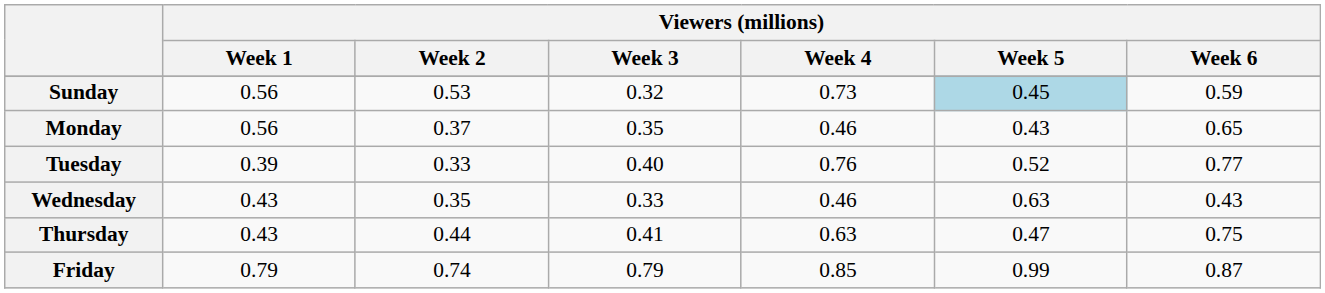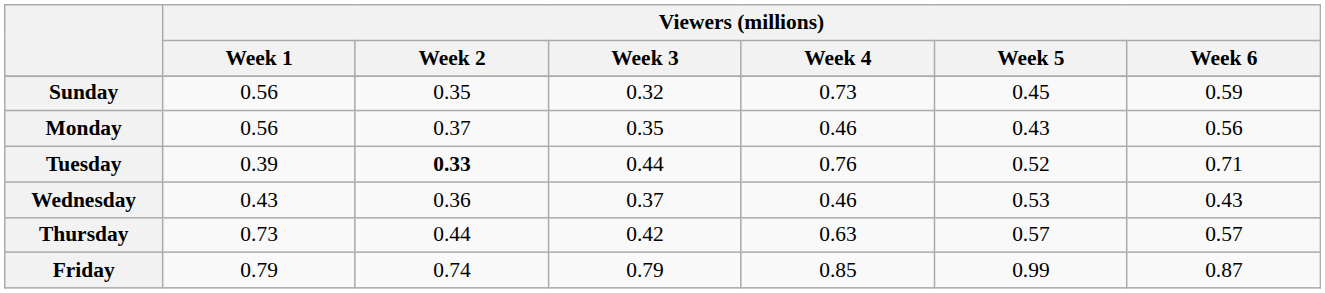(452, 93) 0.53 -> (452, 93) 0.35
(1031, 93) lightblue background -> (1031, 93) no background
(1224, 128) 0.65 -> (1224, 128) 0.56
(452, 164) normal -> (452, 164) bold
(645, 164) 0.40 -> (645, 164) 0.44
(1224, 164) 0.77 -> (1224, 164) 0.71
(452, 199) 0.35 -> (452, 199) 0.36
(645, 199) 0.33 -> (645, 199) 0.37
(1031, 199) 0.63 -> (1031, 199) 0.53
(259, 234) 0.43 -> (259, 234) 0.73
(645, 234) 0.41 -> (645, 234) 0.42
(1031, 234) 0.47 -> (1031, 234) 0.57
(1224, 234) 0.75 -> (1224, 234) 0.57
